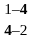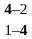rows swapped: (16, 9) <-> (16, 30)
